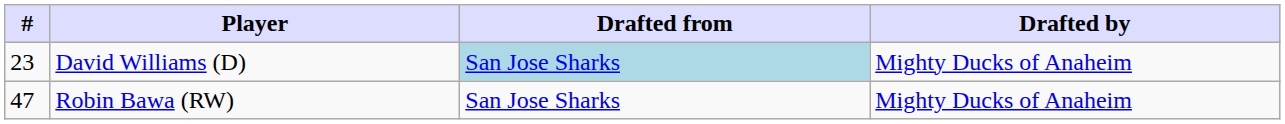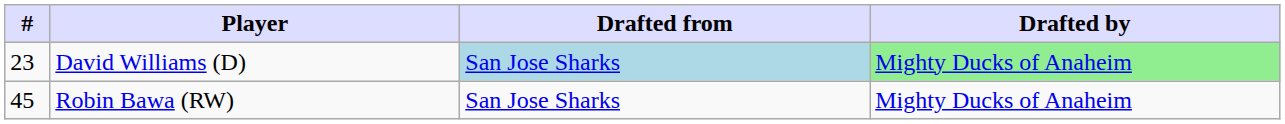(1004, 61) no background -> (1004, 61) lightgreen background
(22, 99) 47 -> (22, 99) 45
